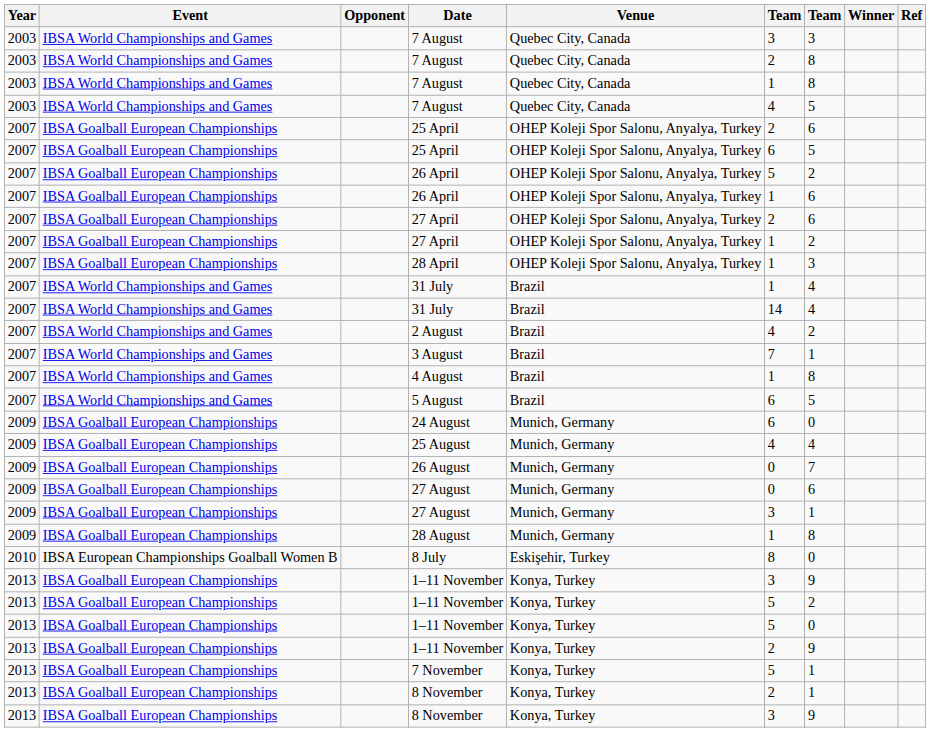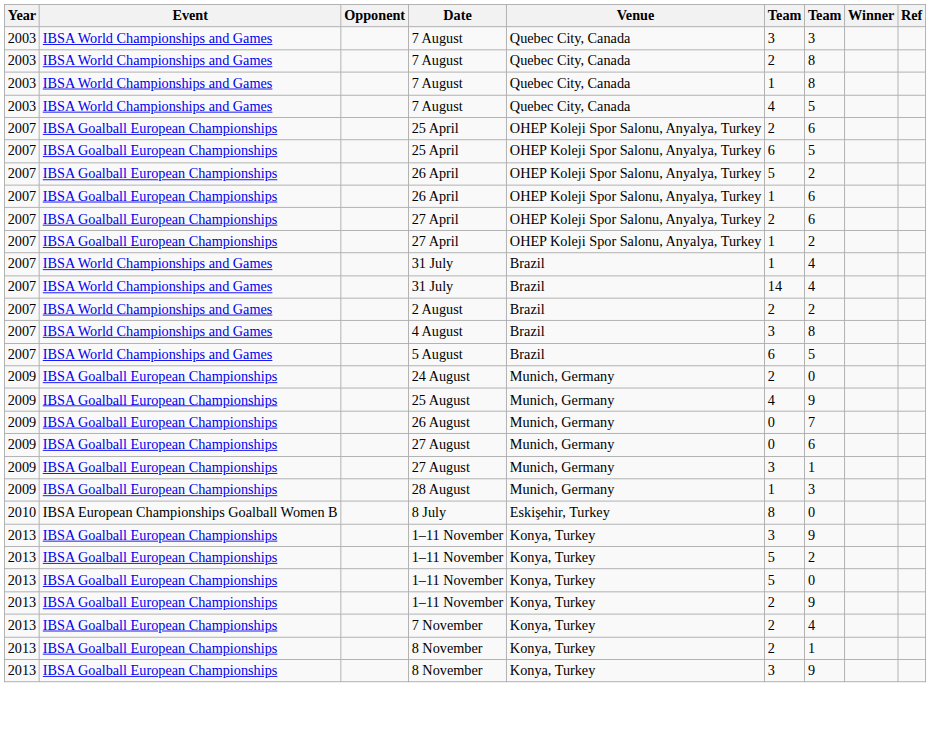- row: (22, 264)
(771, 331) 4 -> (771, 309) 2
- row: (22, 354)
(771, 377) 1 -> (771, 331) 3
(771, 422) 6 -> (771, 377) 2
(811, 444) 4 -> (811, 399) 9
(811, 535) 8 -> (811, 490) 3
(771, 670) 5 -> (771, 625) 2
(811, 670) 1 -> (811, 625) 4
